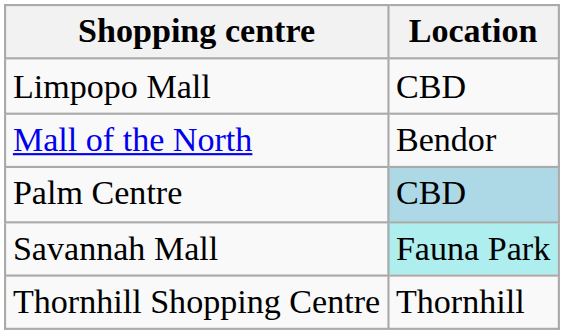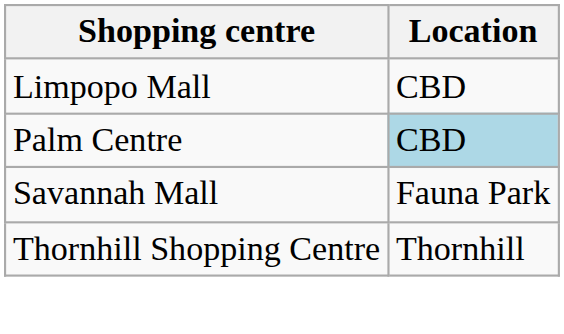- row: (133, 139)
(473, 247) paleturquoise background -> (473, 193) no background
